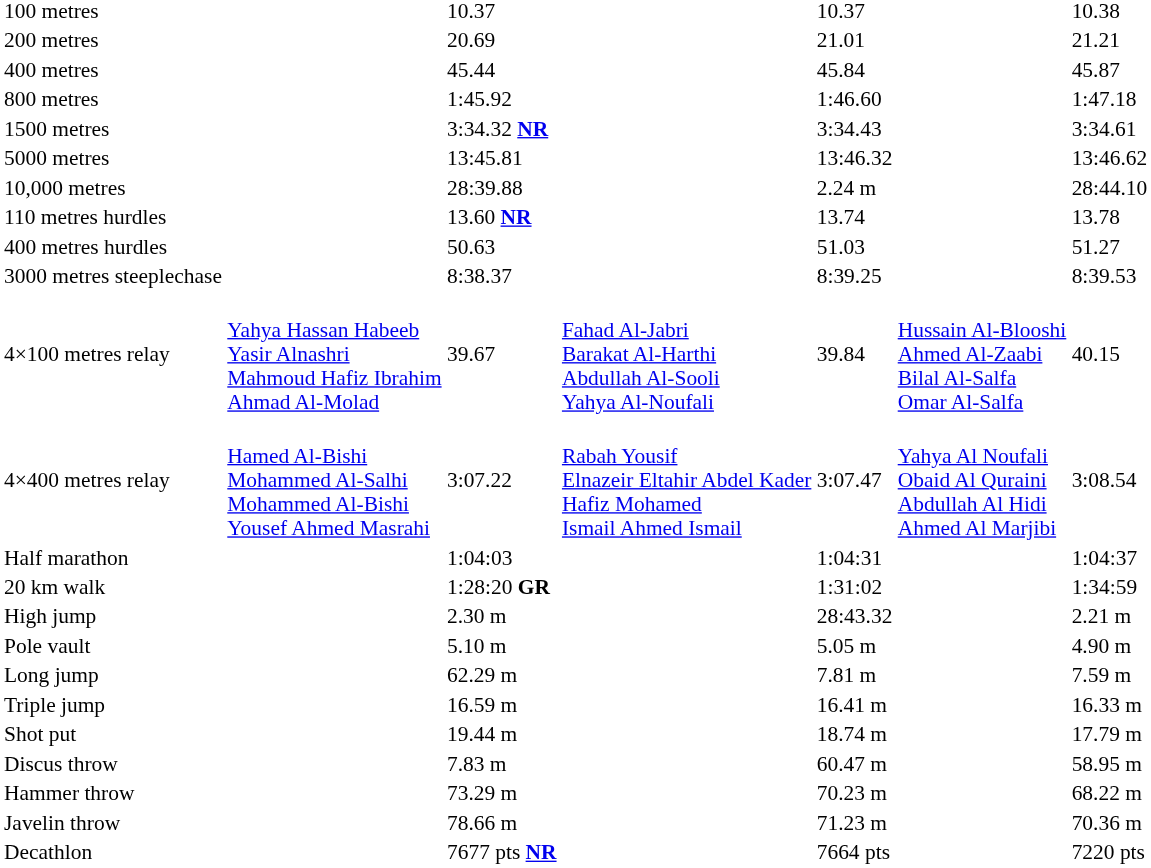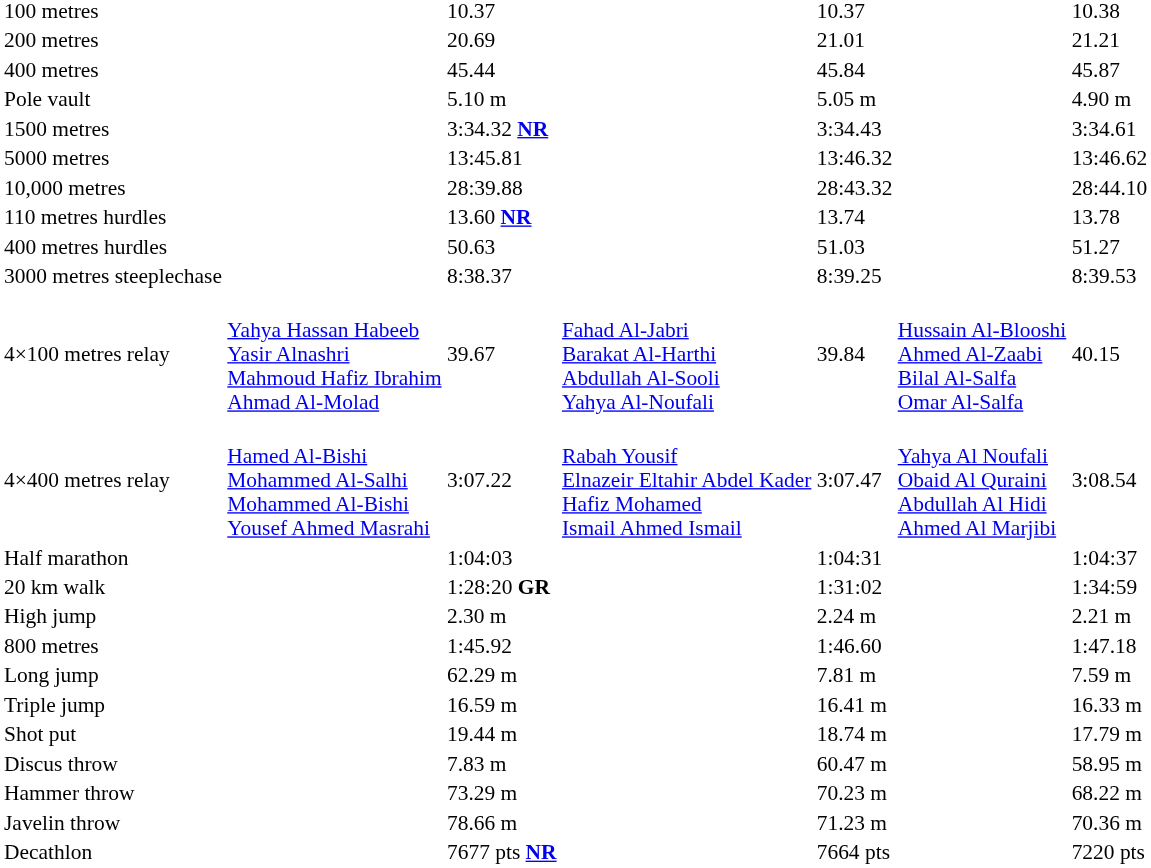rows swapped: (51, 99) <-> (47, 646)
(846, 187) 2.24 m -> (855, 187) 28:43.32
(855, 616) 28:43.32 -> (846, 616) 2.24 m
